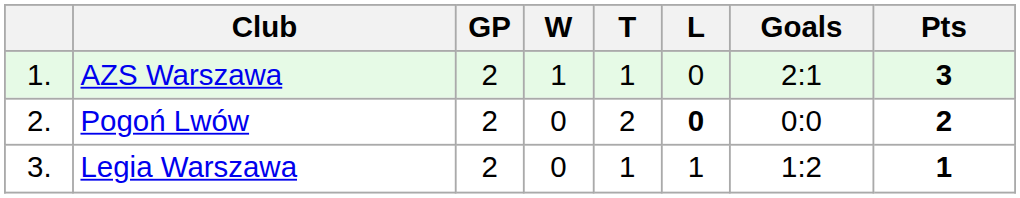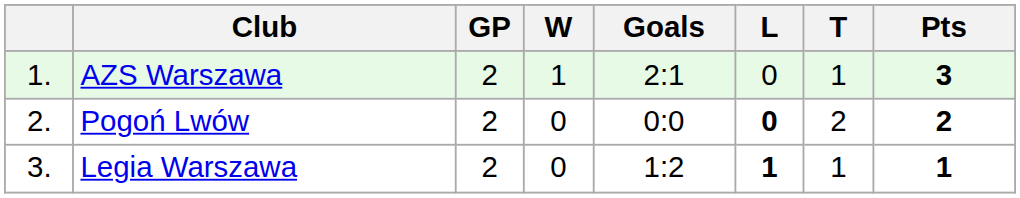columns swapped: (627, 27) <-> (802, 27)
(696, 167) normal -> (770, 167) bold
